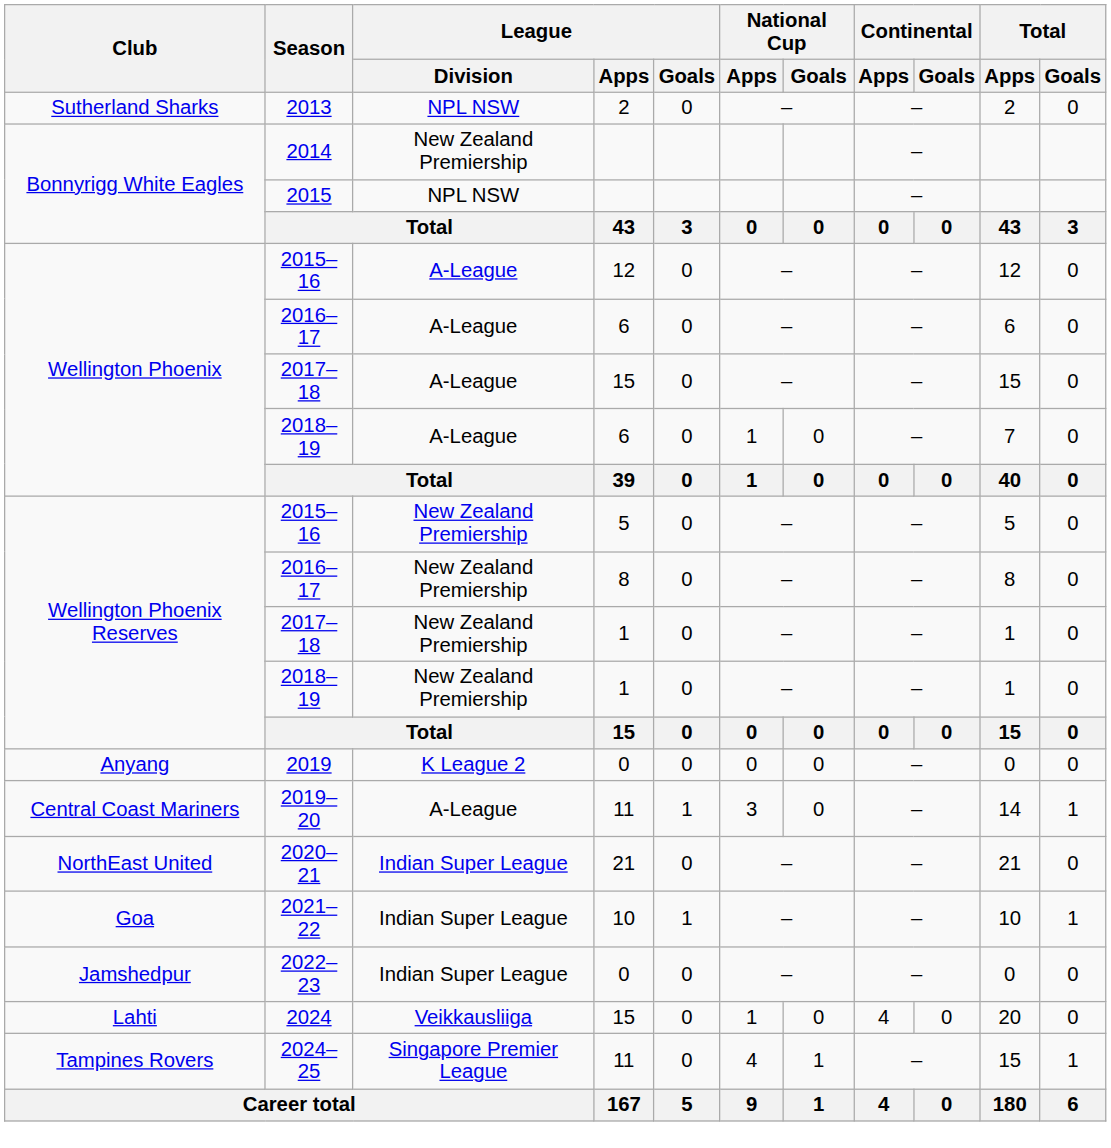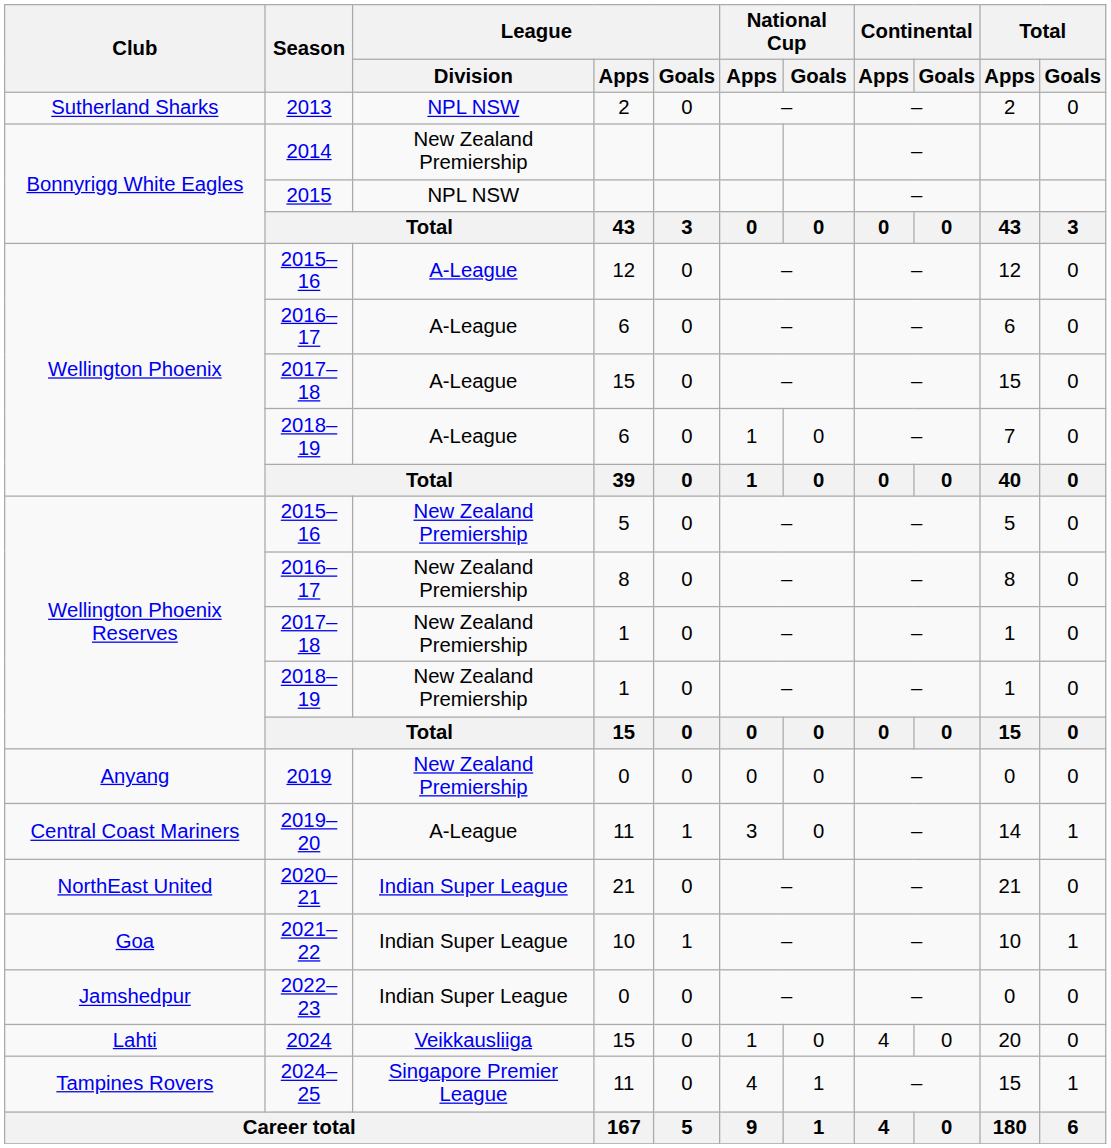(473, 764) K League 2 -> (473, 776) New Zealand Premiership
